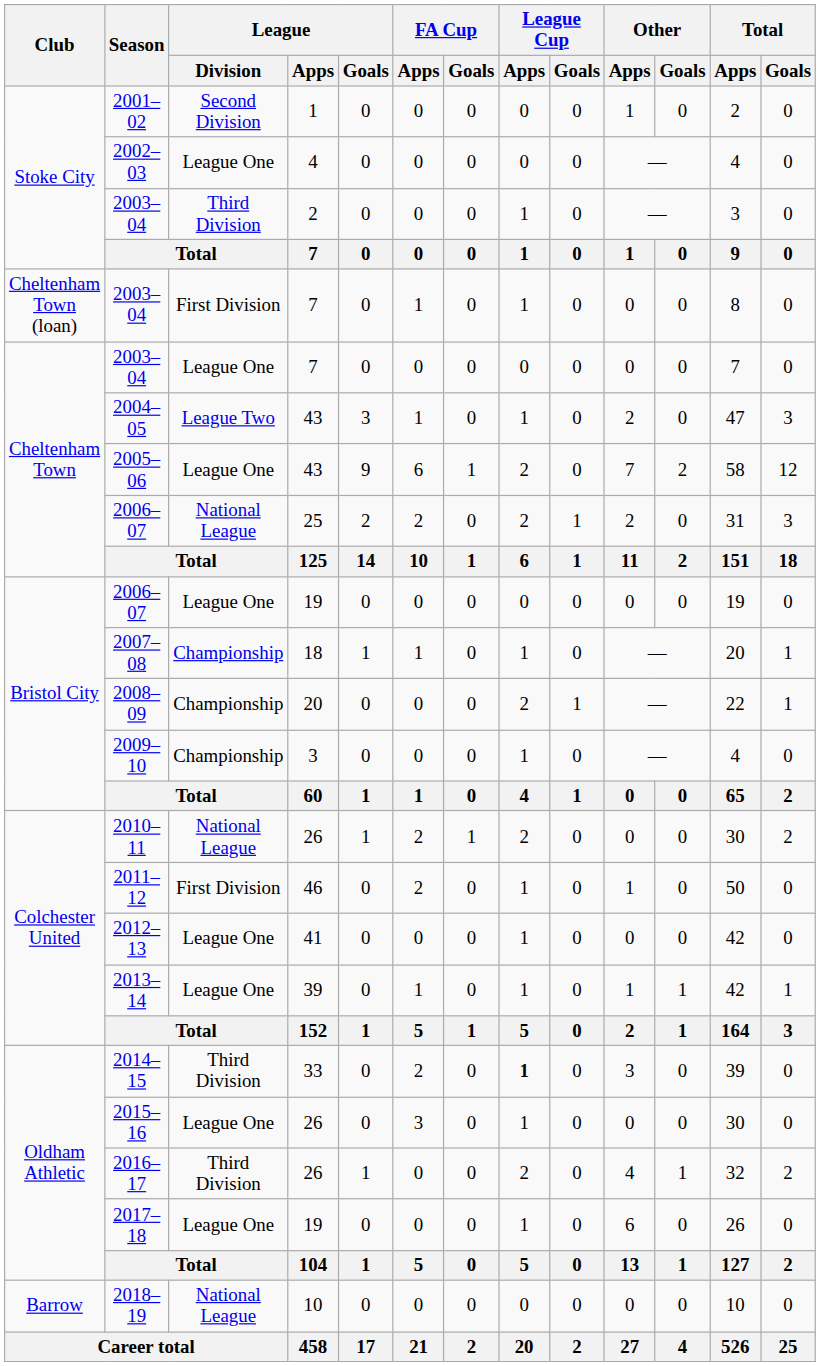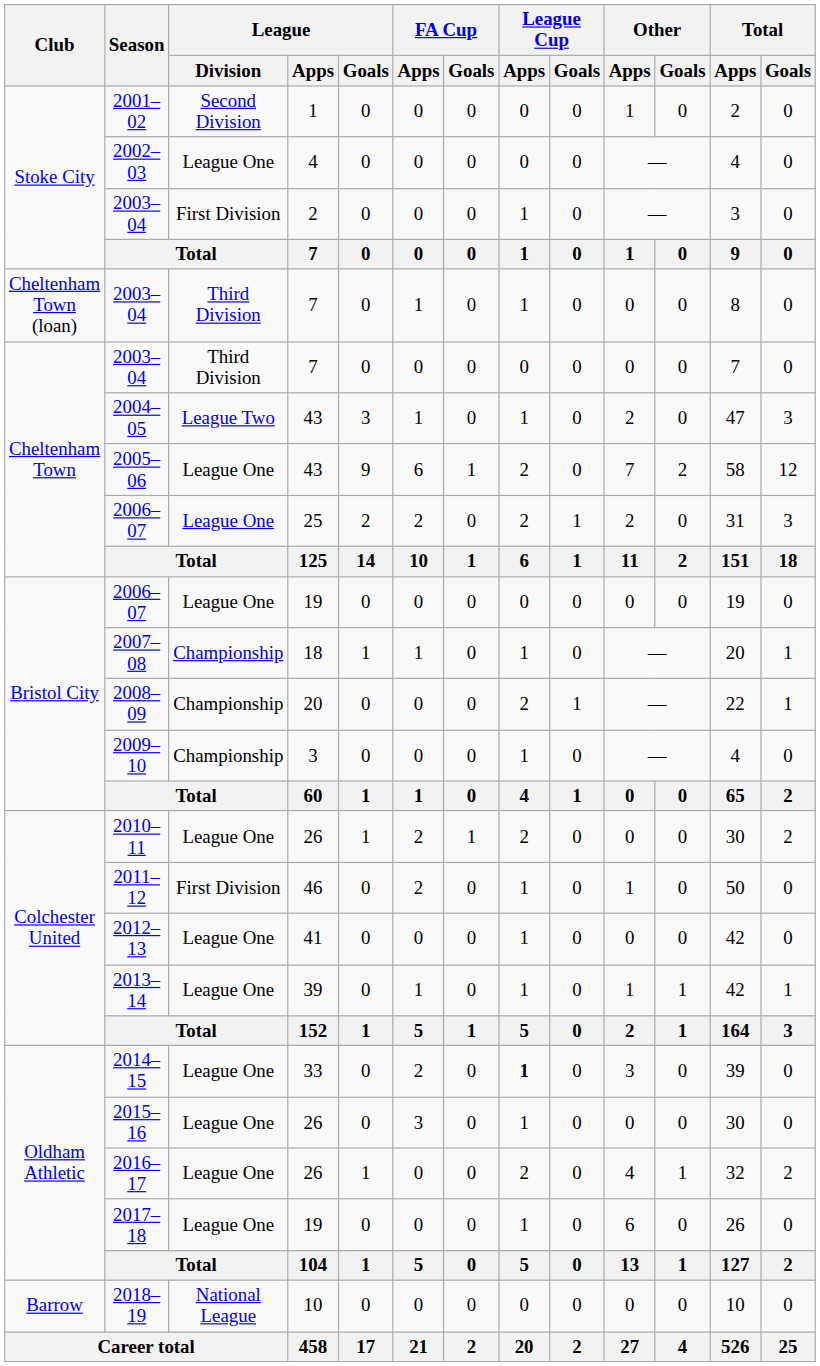(228, 213) Third Division -> (228, 213) First Division
(228, 305) First Division -> (228, 305) Third Division
(228, 367) League One -> (228, 367) Third Division
(228, 520) National League -> (228, 520) League One
(228, 836) National League -> (228, 836) League One
(228, 1071) Third Division -> (228, 1071) League One
(228, 1173) Third Division -> (228, 1173) League One
